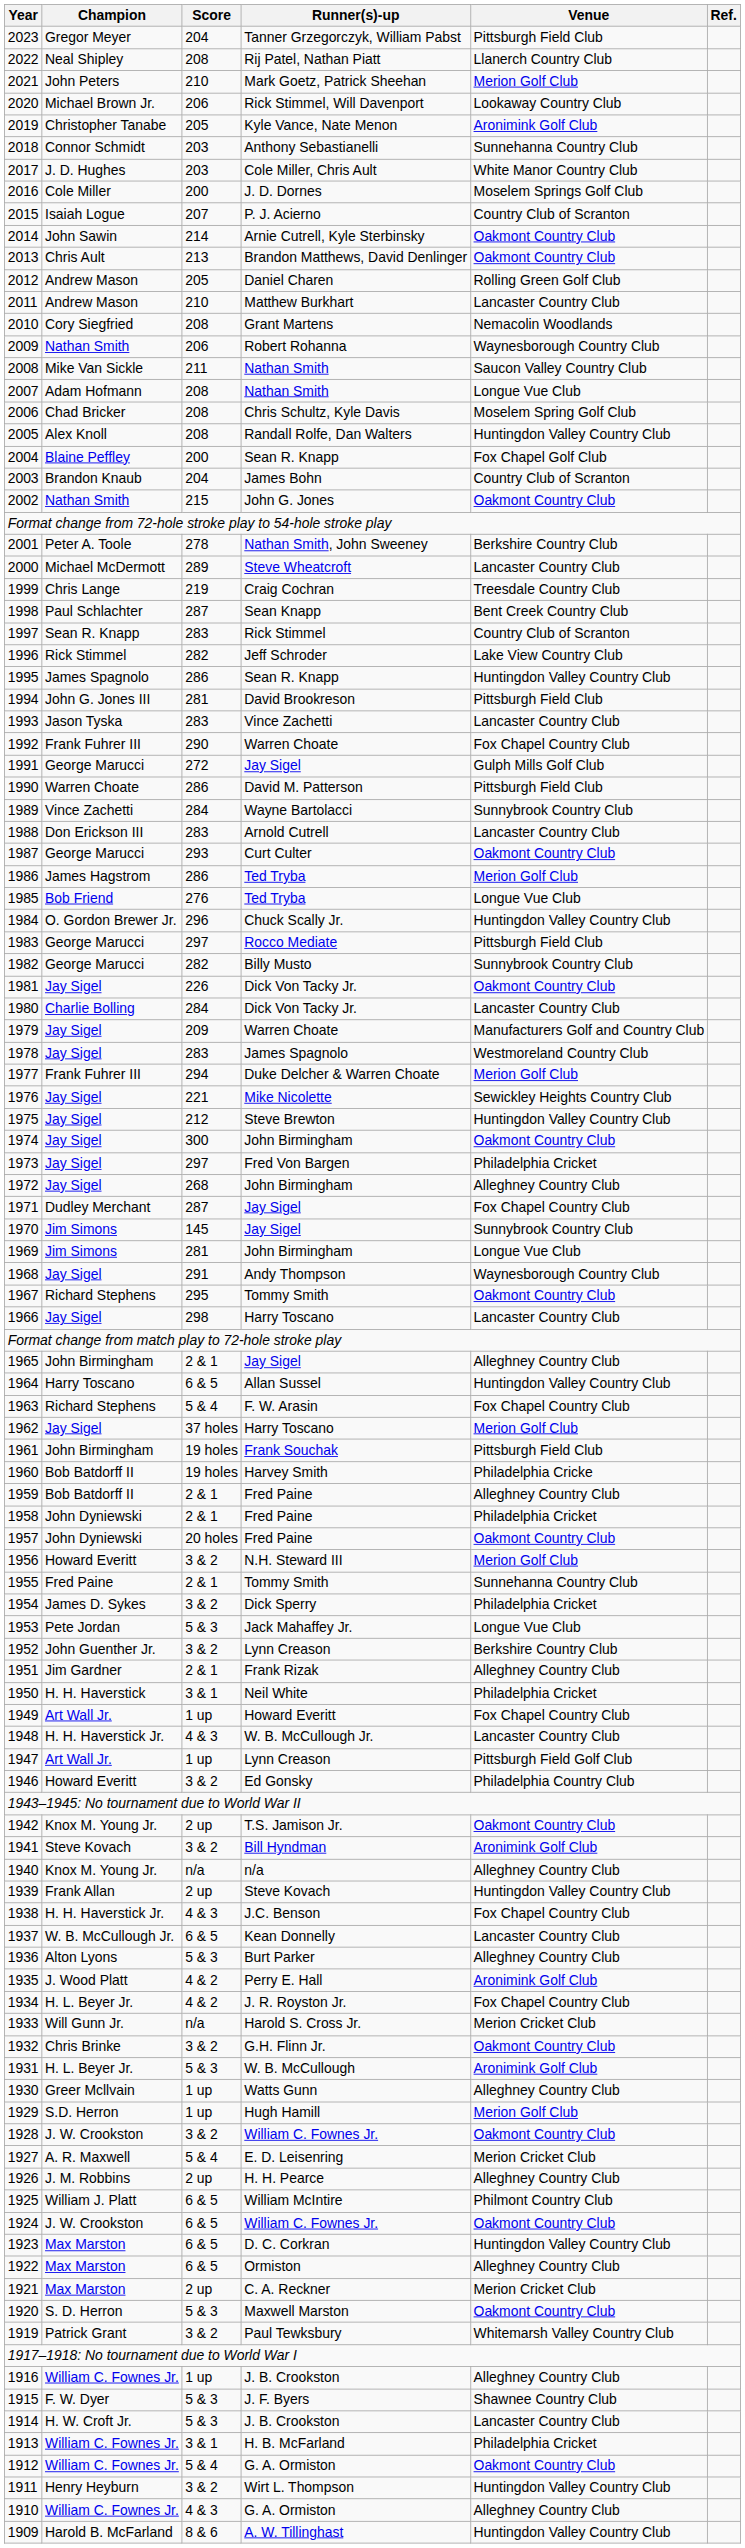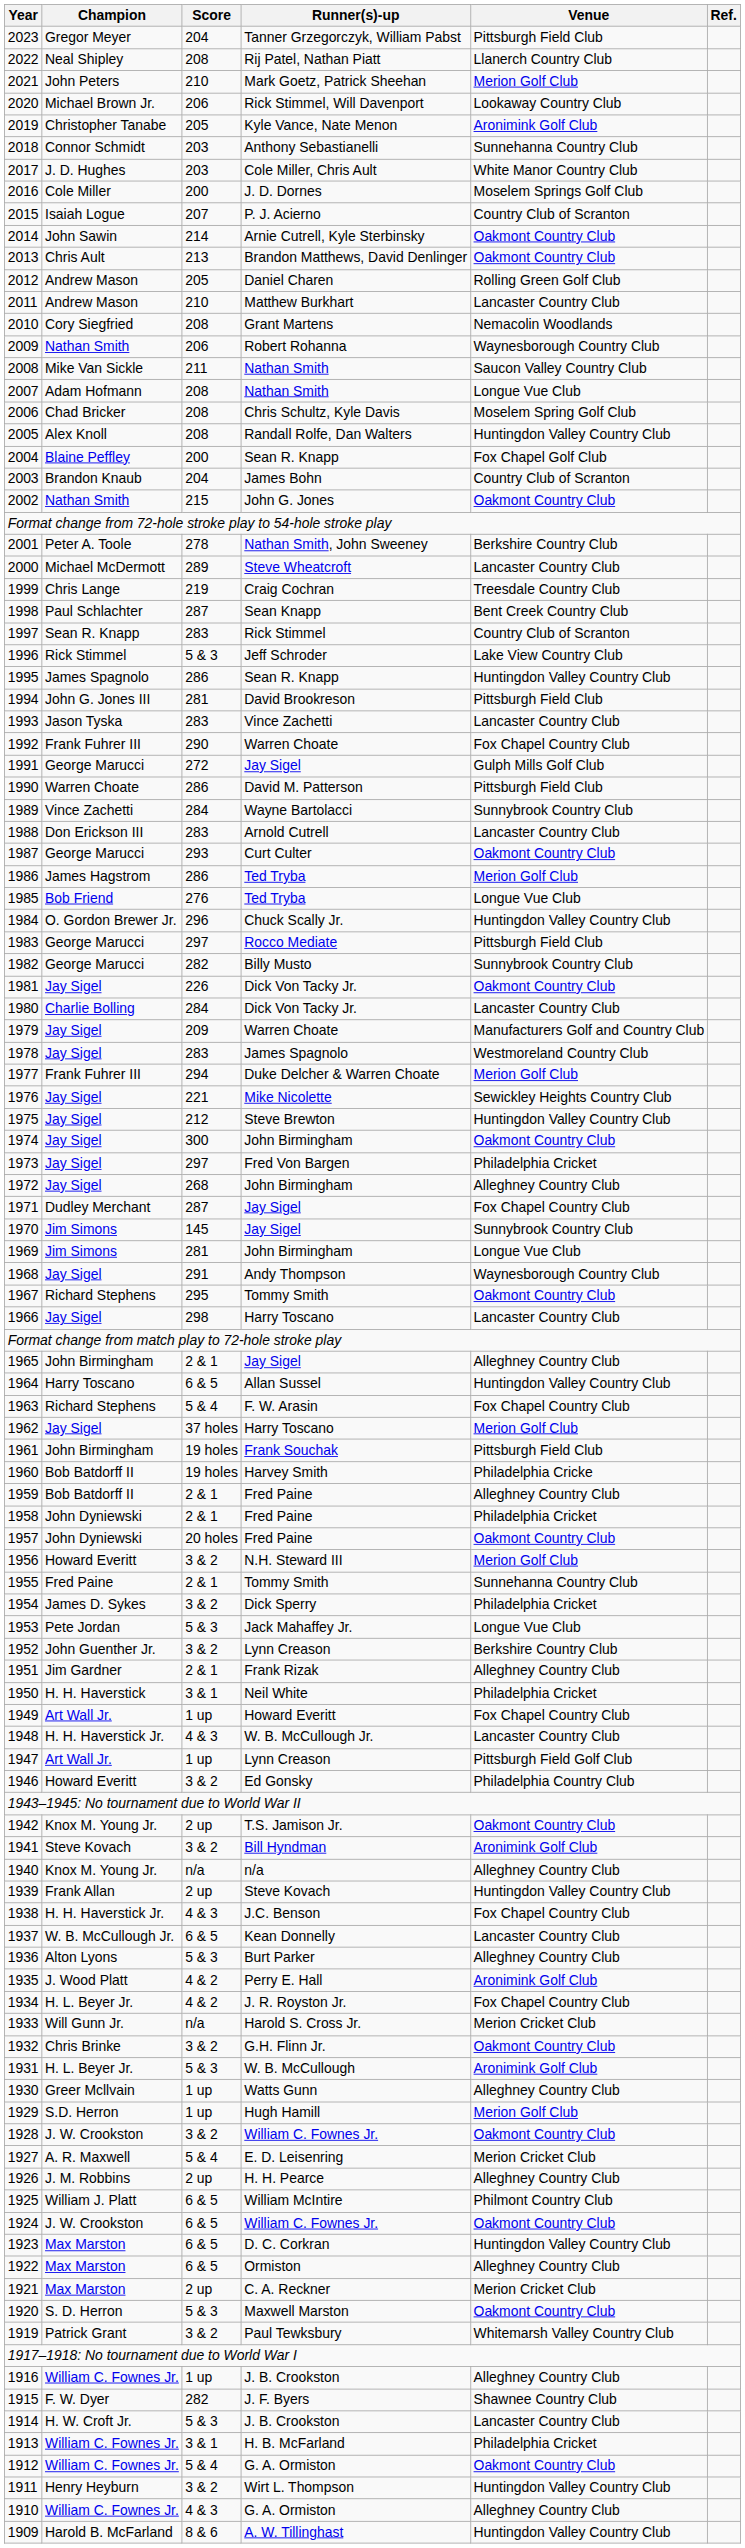(197, 655) 282 -> (201, 655) 5 & 3
(201, 2399) 5 & 3 -> (197, 2399) 282
